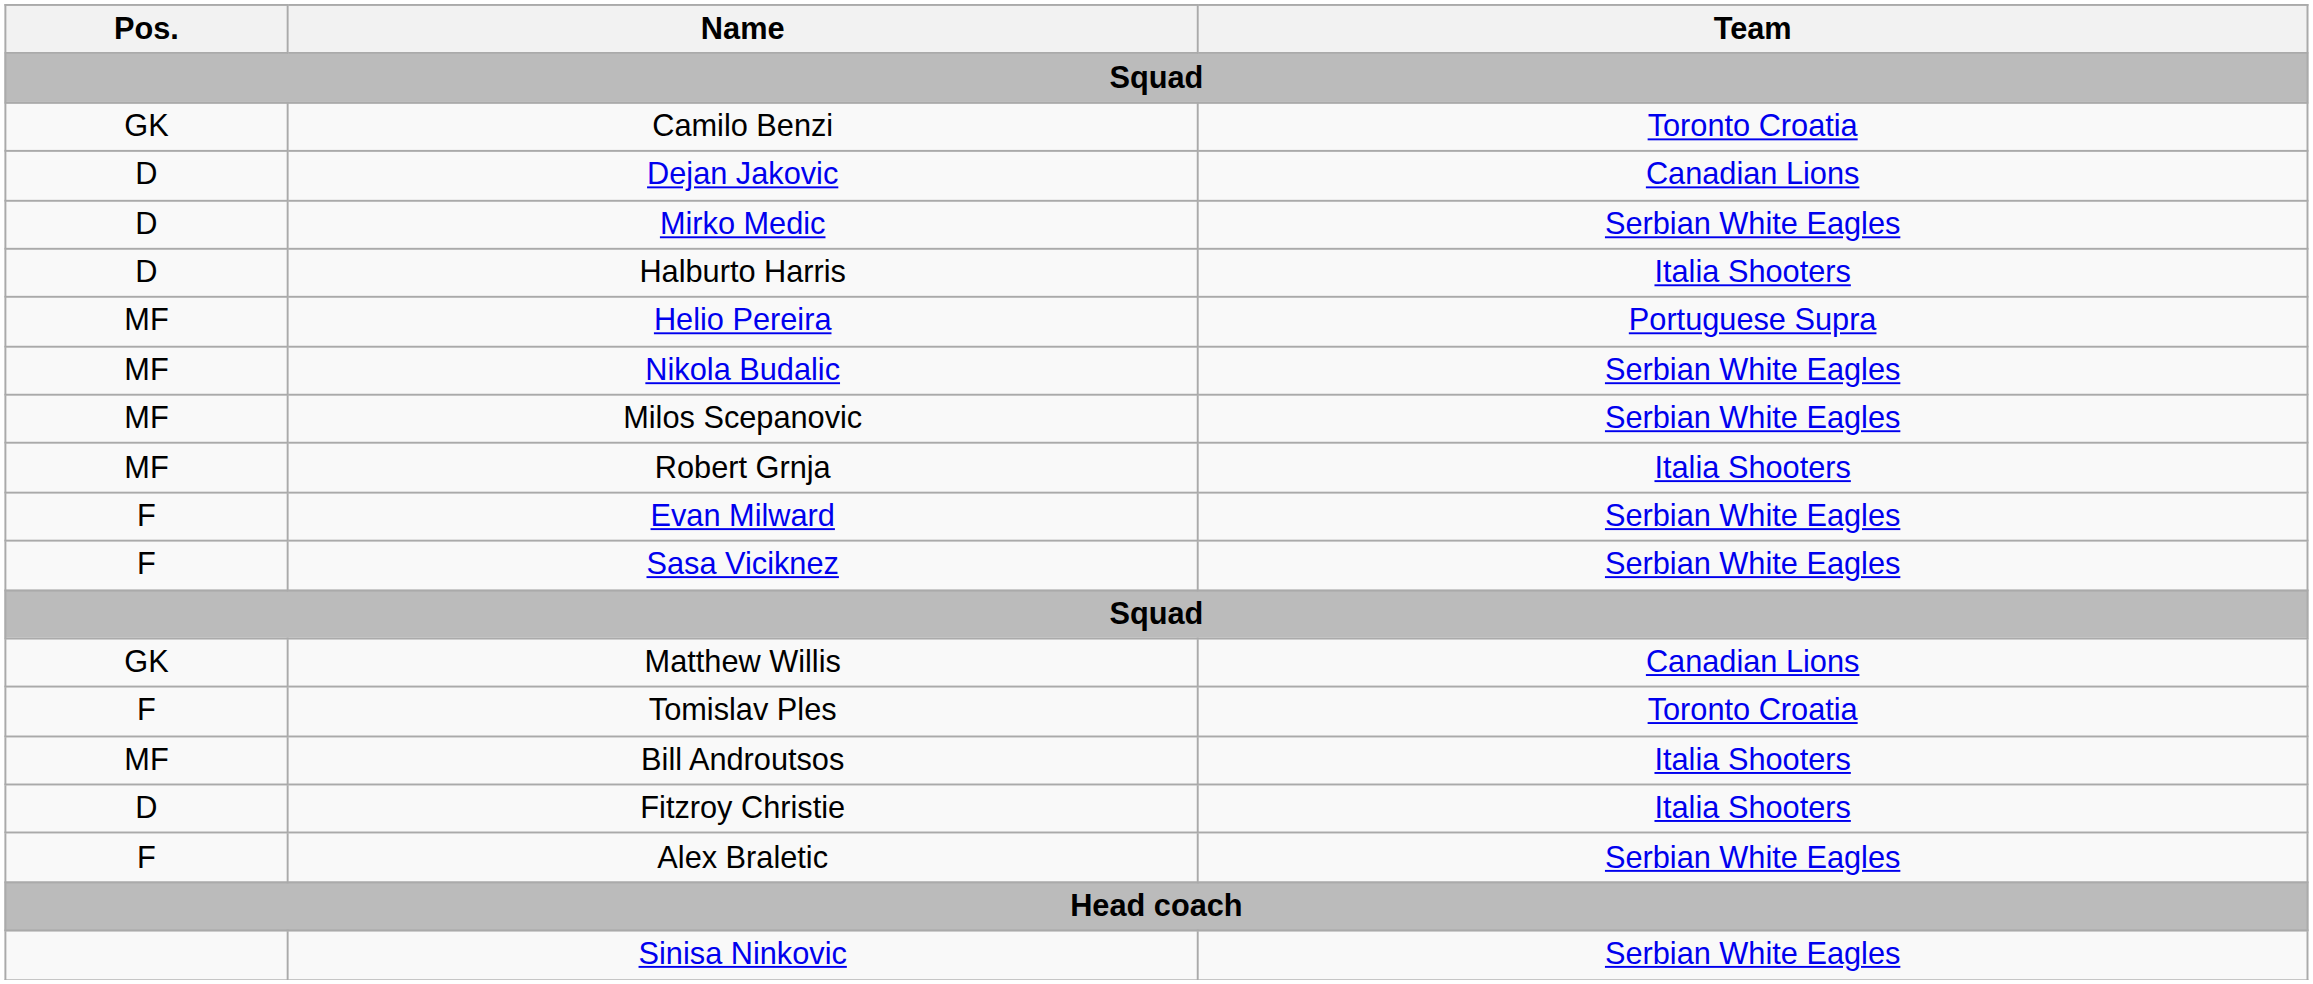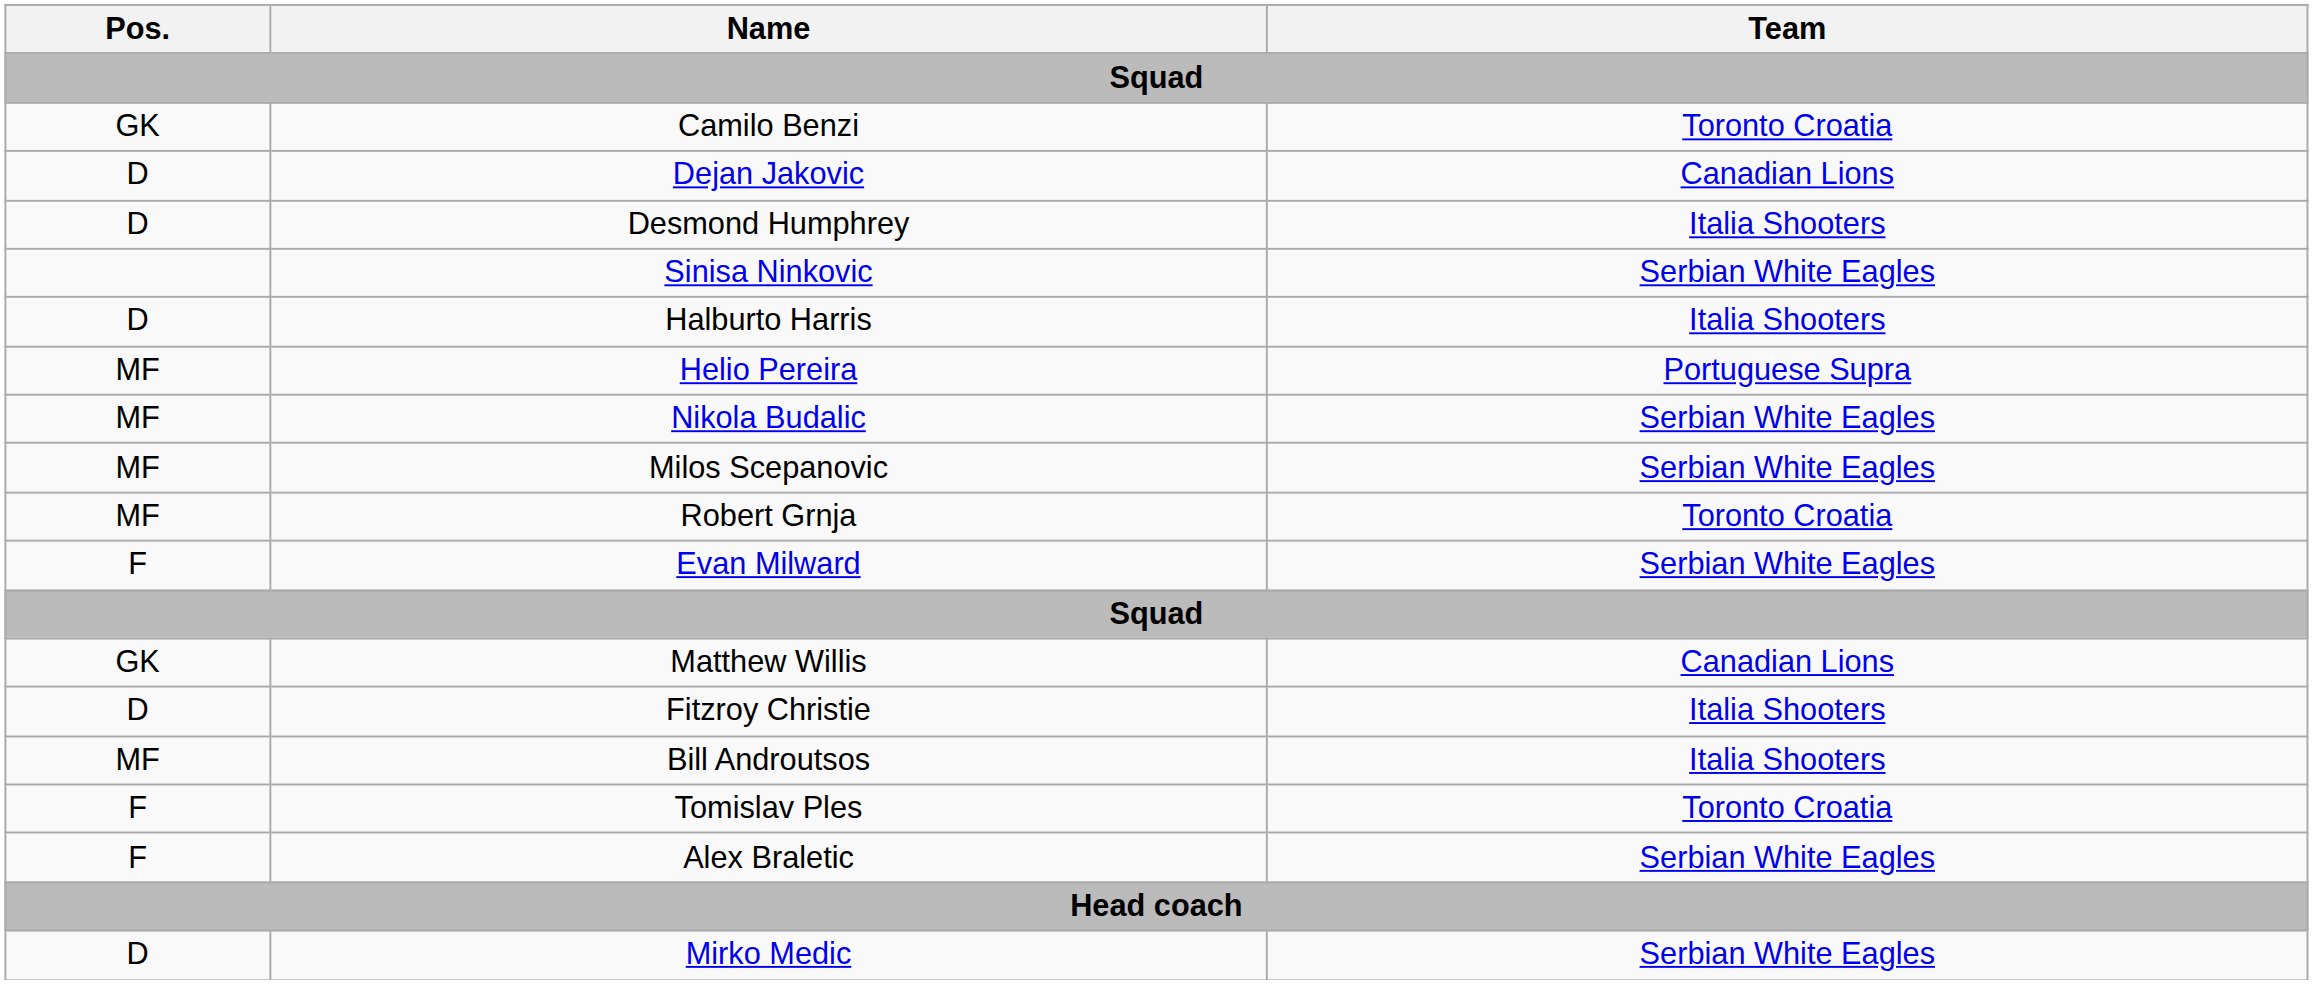+ row: (138, 223)
rows swapped: (146, 223) <-> (146, 955)
(1753, 467) Italia Shooters -> (1787, 516) Toronto Croatia
- row: (146, 564)
rows swapped: (146, 808) <-> (146, 710)
